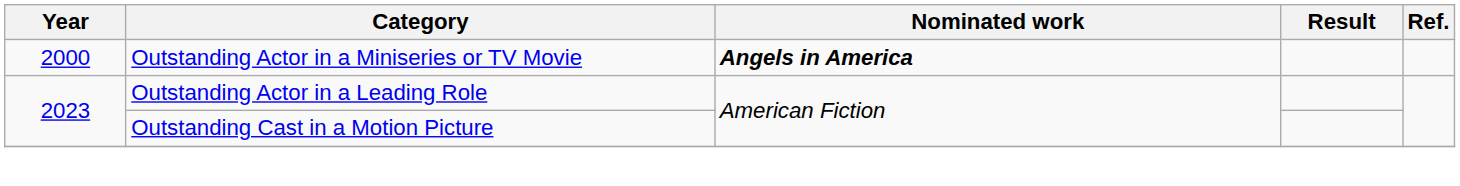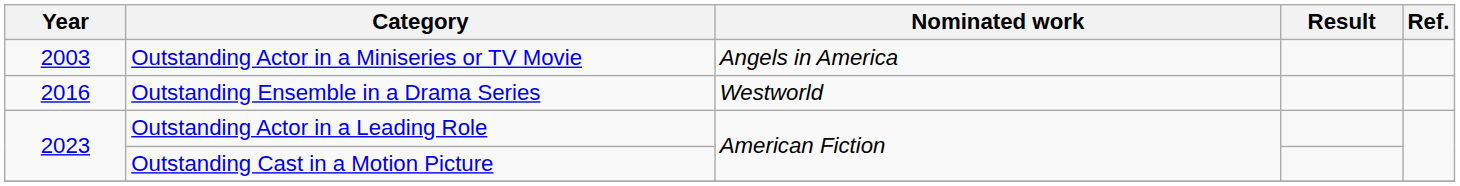(65, 57) 2000 -> (65, 57) 2003
(816, 57) bold -> (809, 57) normal
+ row: (336, 92)
